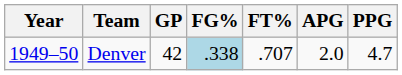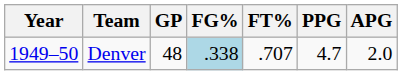columns swapped: (323, 20) <-> (373, 20)
(172, 53) 42 -> (172, 53) 48
